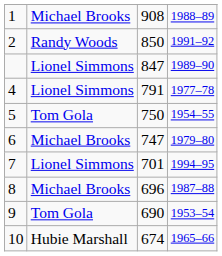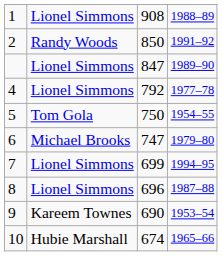(81, 16) Michael Brooks -> (82, 16) Lionel Simmons
(153, 90) 791 -> (153, 90) 792
(153, 164) 701 -> (153, 164) 699
(81, 189) Michael Brooks -> (82, 189) Lionel Simmons
(62, 213) Tom Gola -> (81, 213) Kareem Townes
